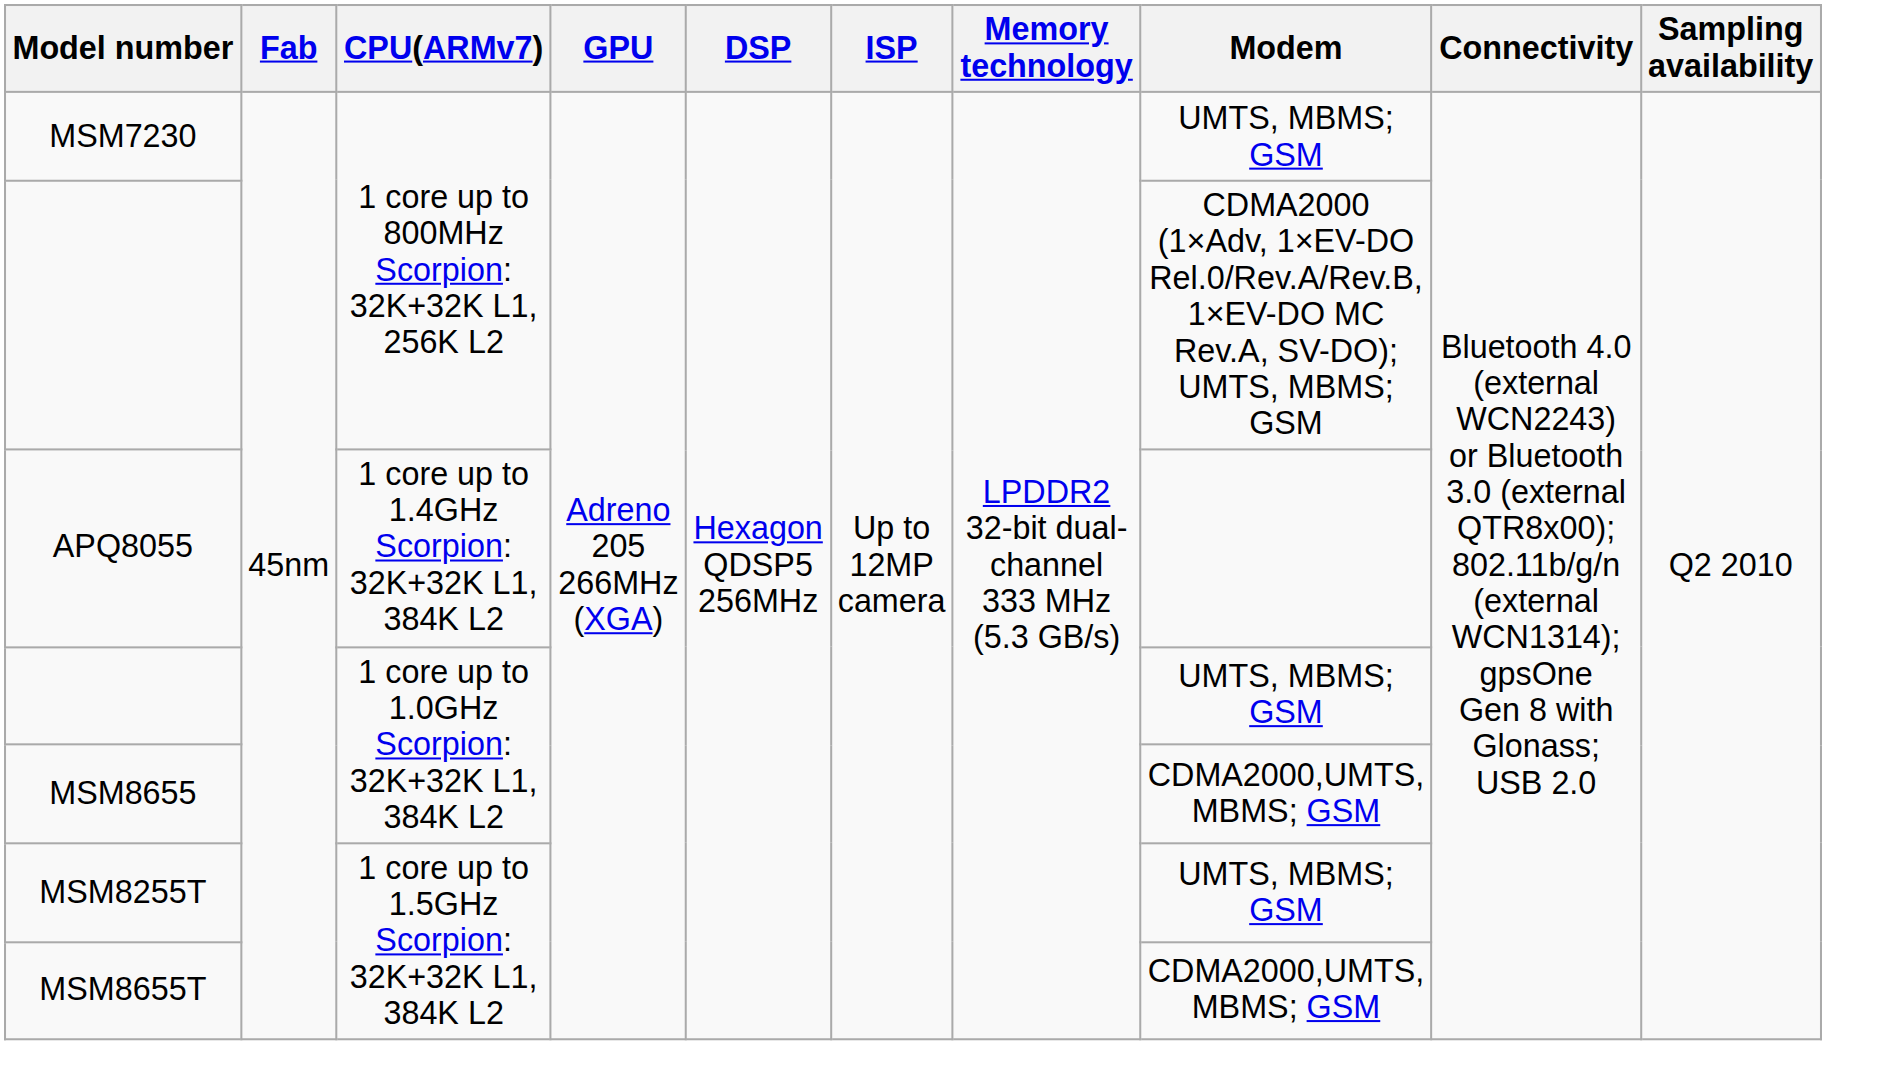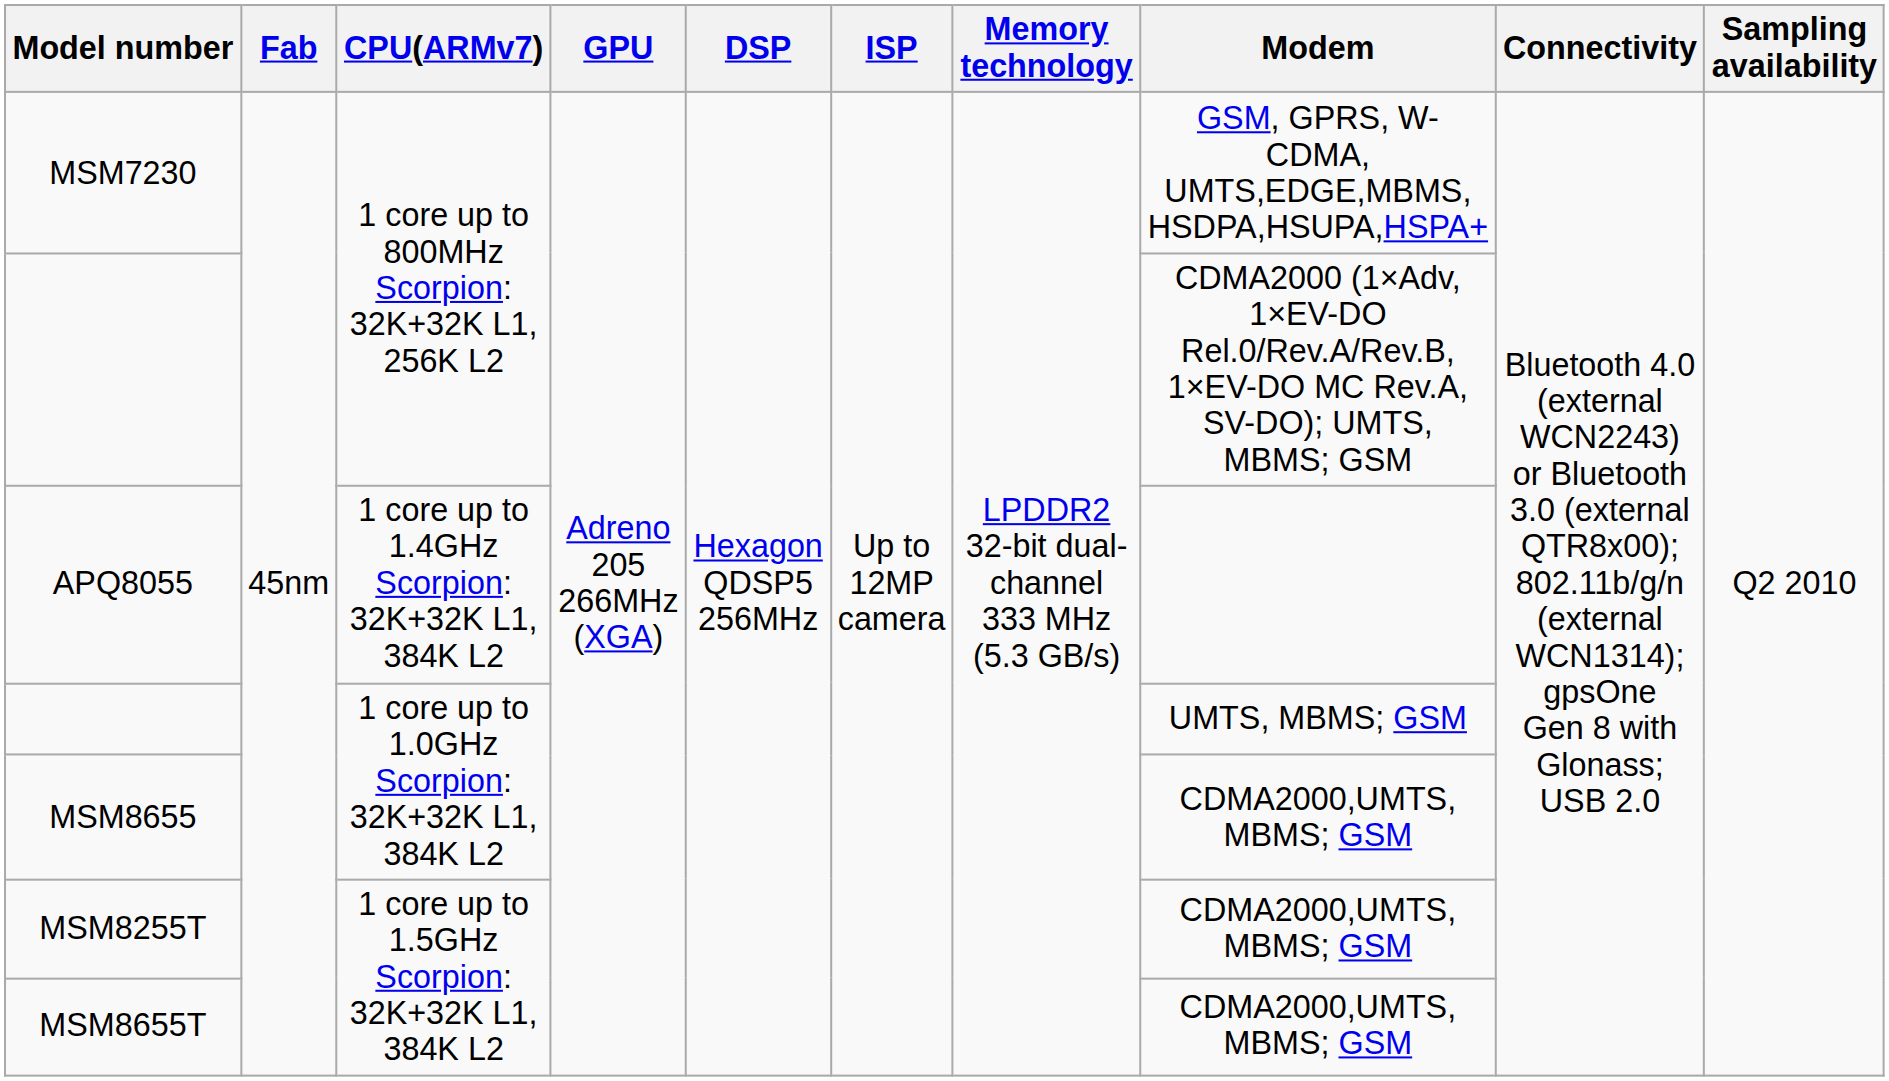(1286, 135) UMTS, MBMS; GSM -> (1318, 172) GSM, GPRS, W-CDMA, UMTS,EDGE,MBMS, HSDPA,HSUPA,HSPA+
(1286, 891) UMTS, MBMS; GSM -> (1318, 928) CDMA2000,UMTS, MBMS; GSM
